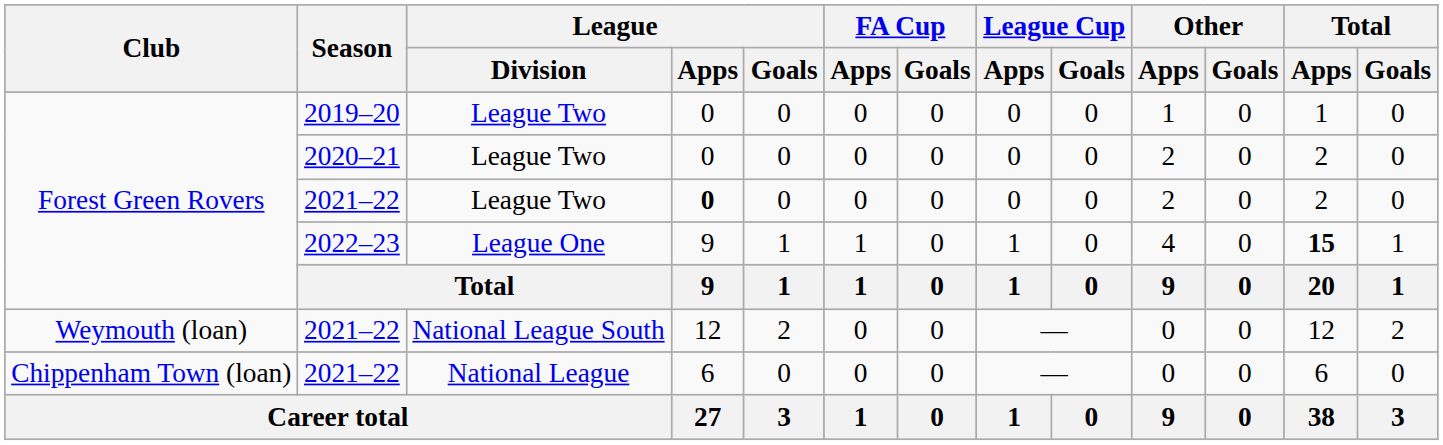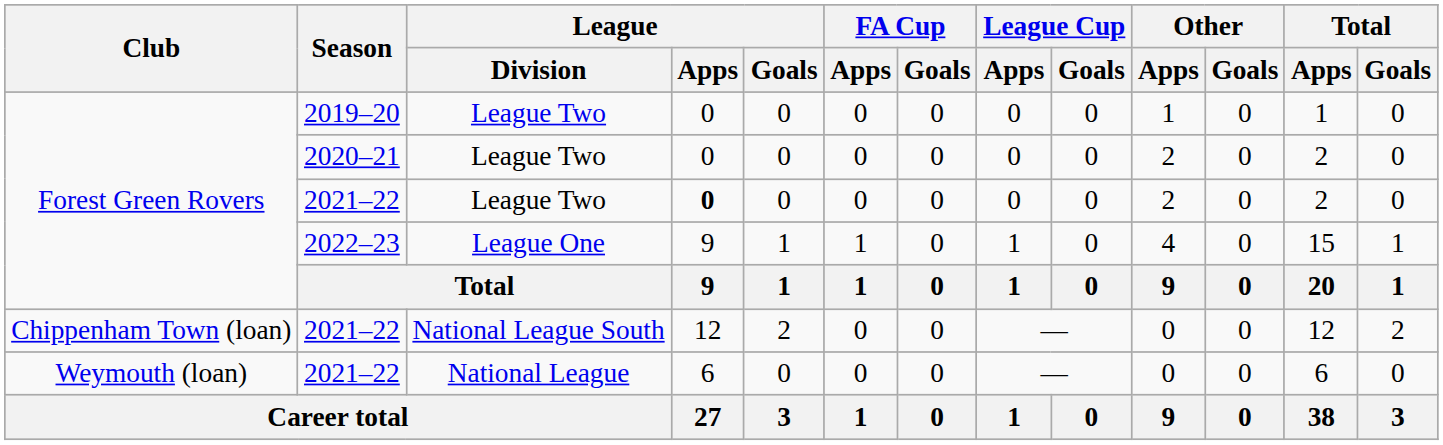(1321, 243) bold -> (1321, 243) normal
(151, 329) Weymouth (loan) -> (151, 329) Chippenham Town (loan)
(151, 373) Chippenham Town (loan) -> (151, 373) Weymouth (loan)
